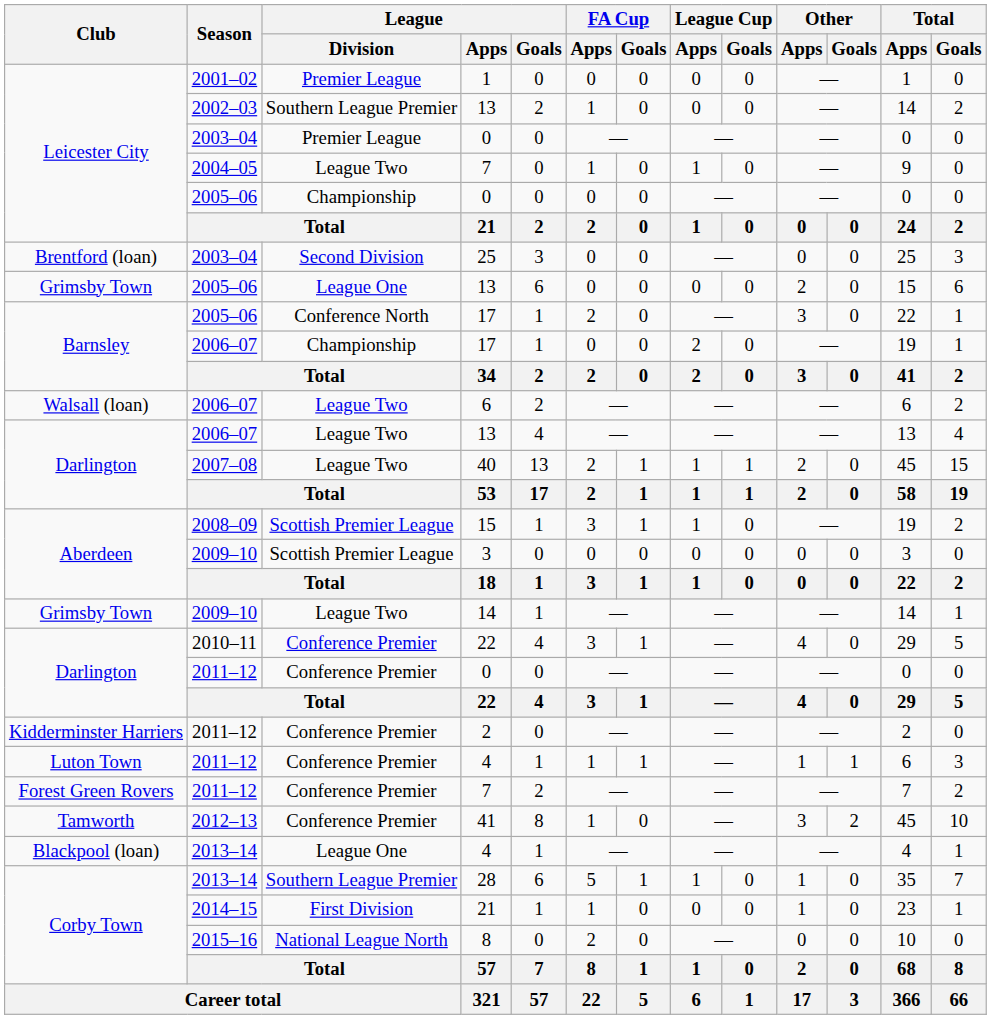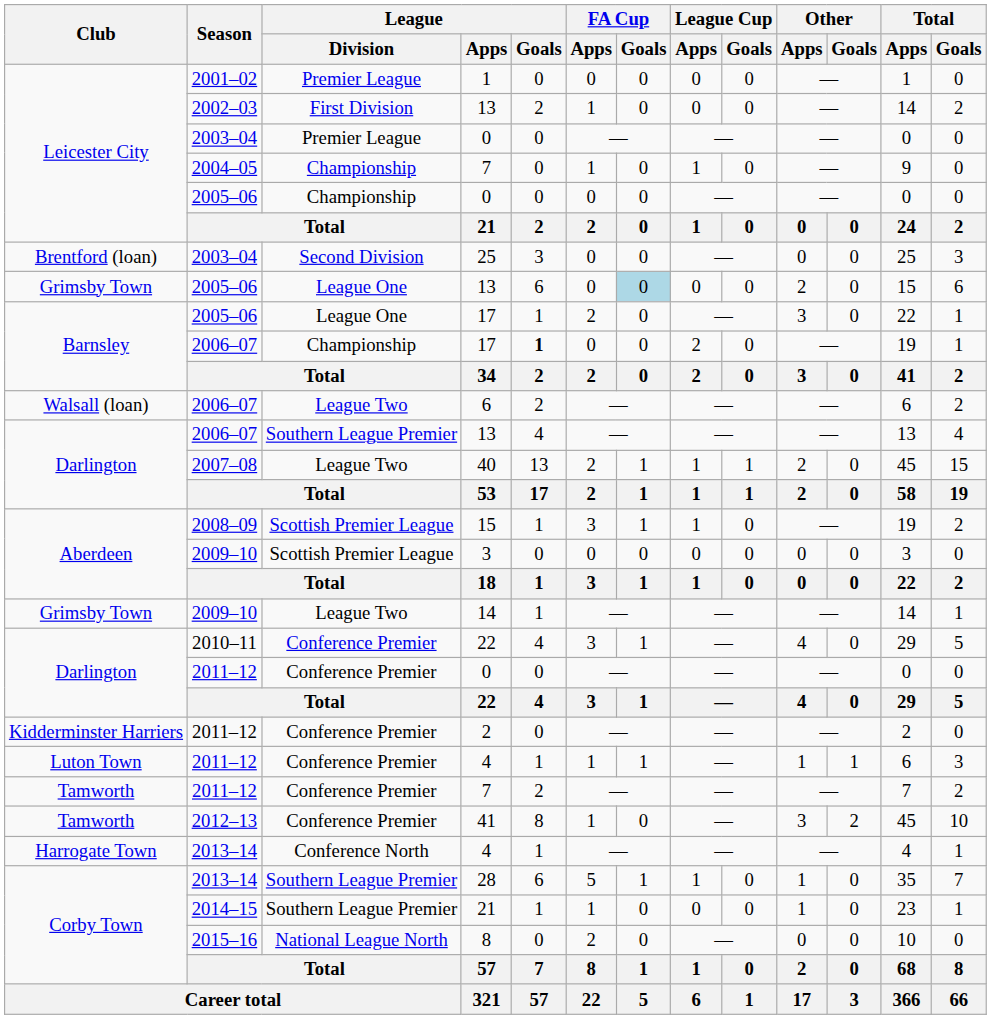(361, 108) Southern League Premier -> (361, 108) First Division
(361, 167) League Two -> (361, 167) Championship
(644, 286) no background -> (644, 286) lightblue background
(361, 316) Conference North -> (361, 316) League One
(539, 345) normal -> (539, 345) bold
(361, 434) League Two -> (361, 434) Southern League Premier
(96, 791) Forest Green Rovers -> (96, 791) Tamworth
(96, 850) Blackpool (loan) -> (96, 850) Harrogate Town
(361, 850) League One -> (361, 850) Conference North
(361, 910) First Division -> (361, 910) Southern League Premier
